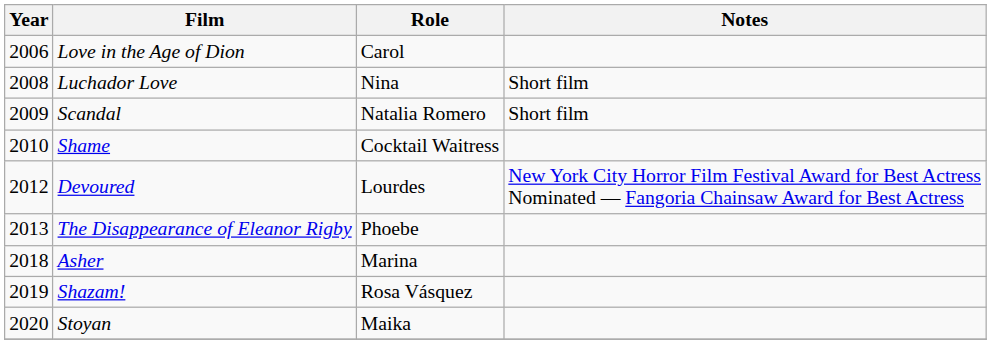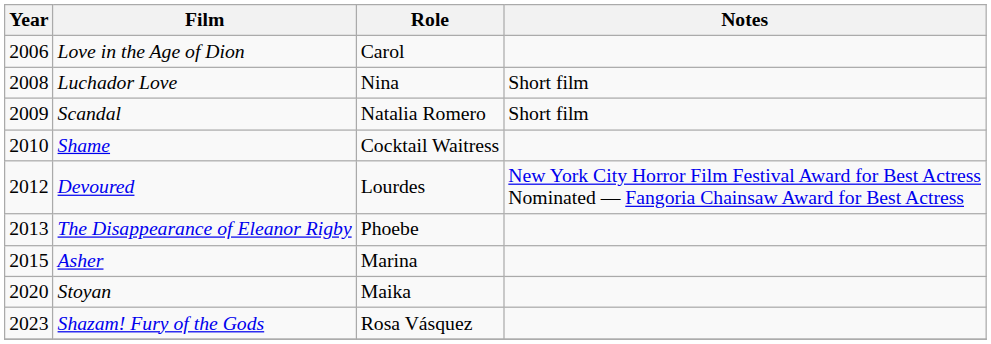(29, 260) 2018 -> (29, 260) 2015
- row: (91, 291)
+ row: (161, 323)
